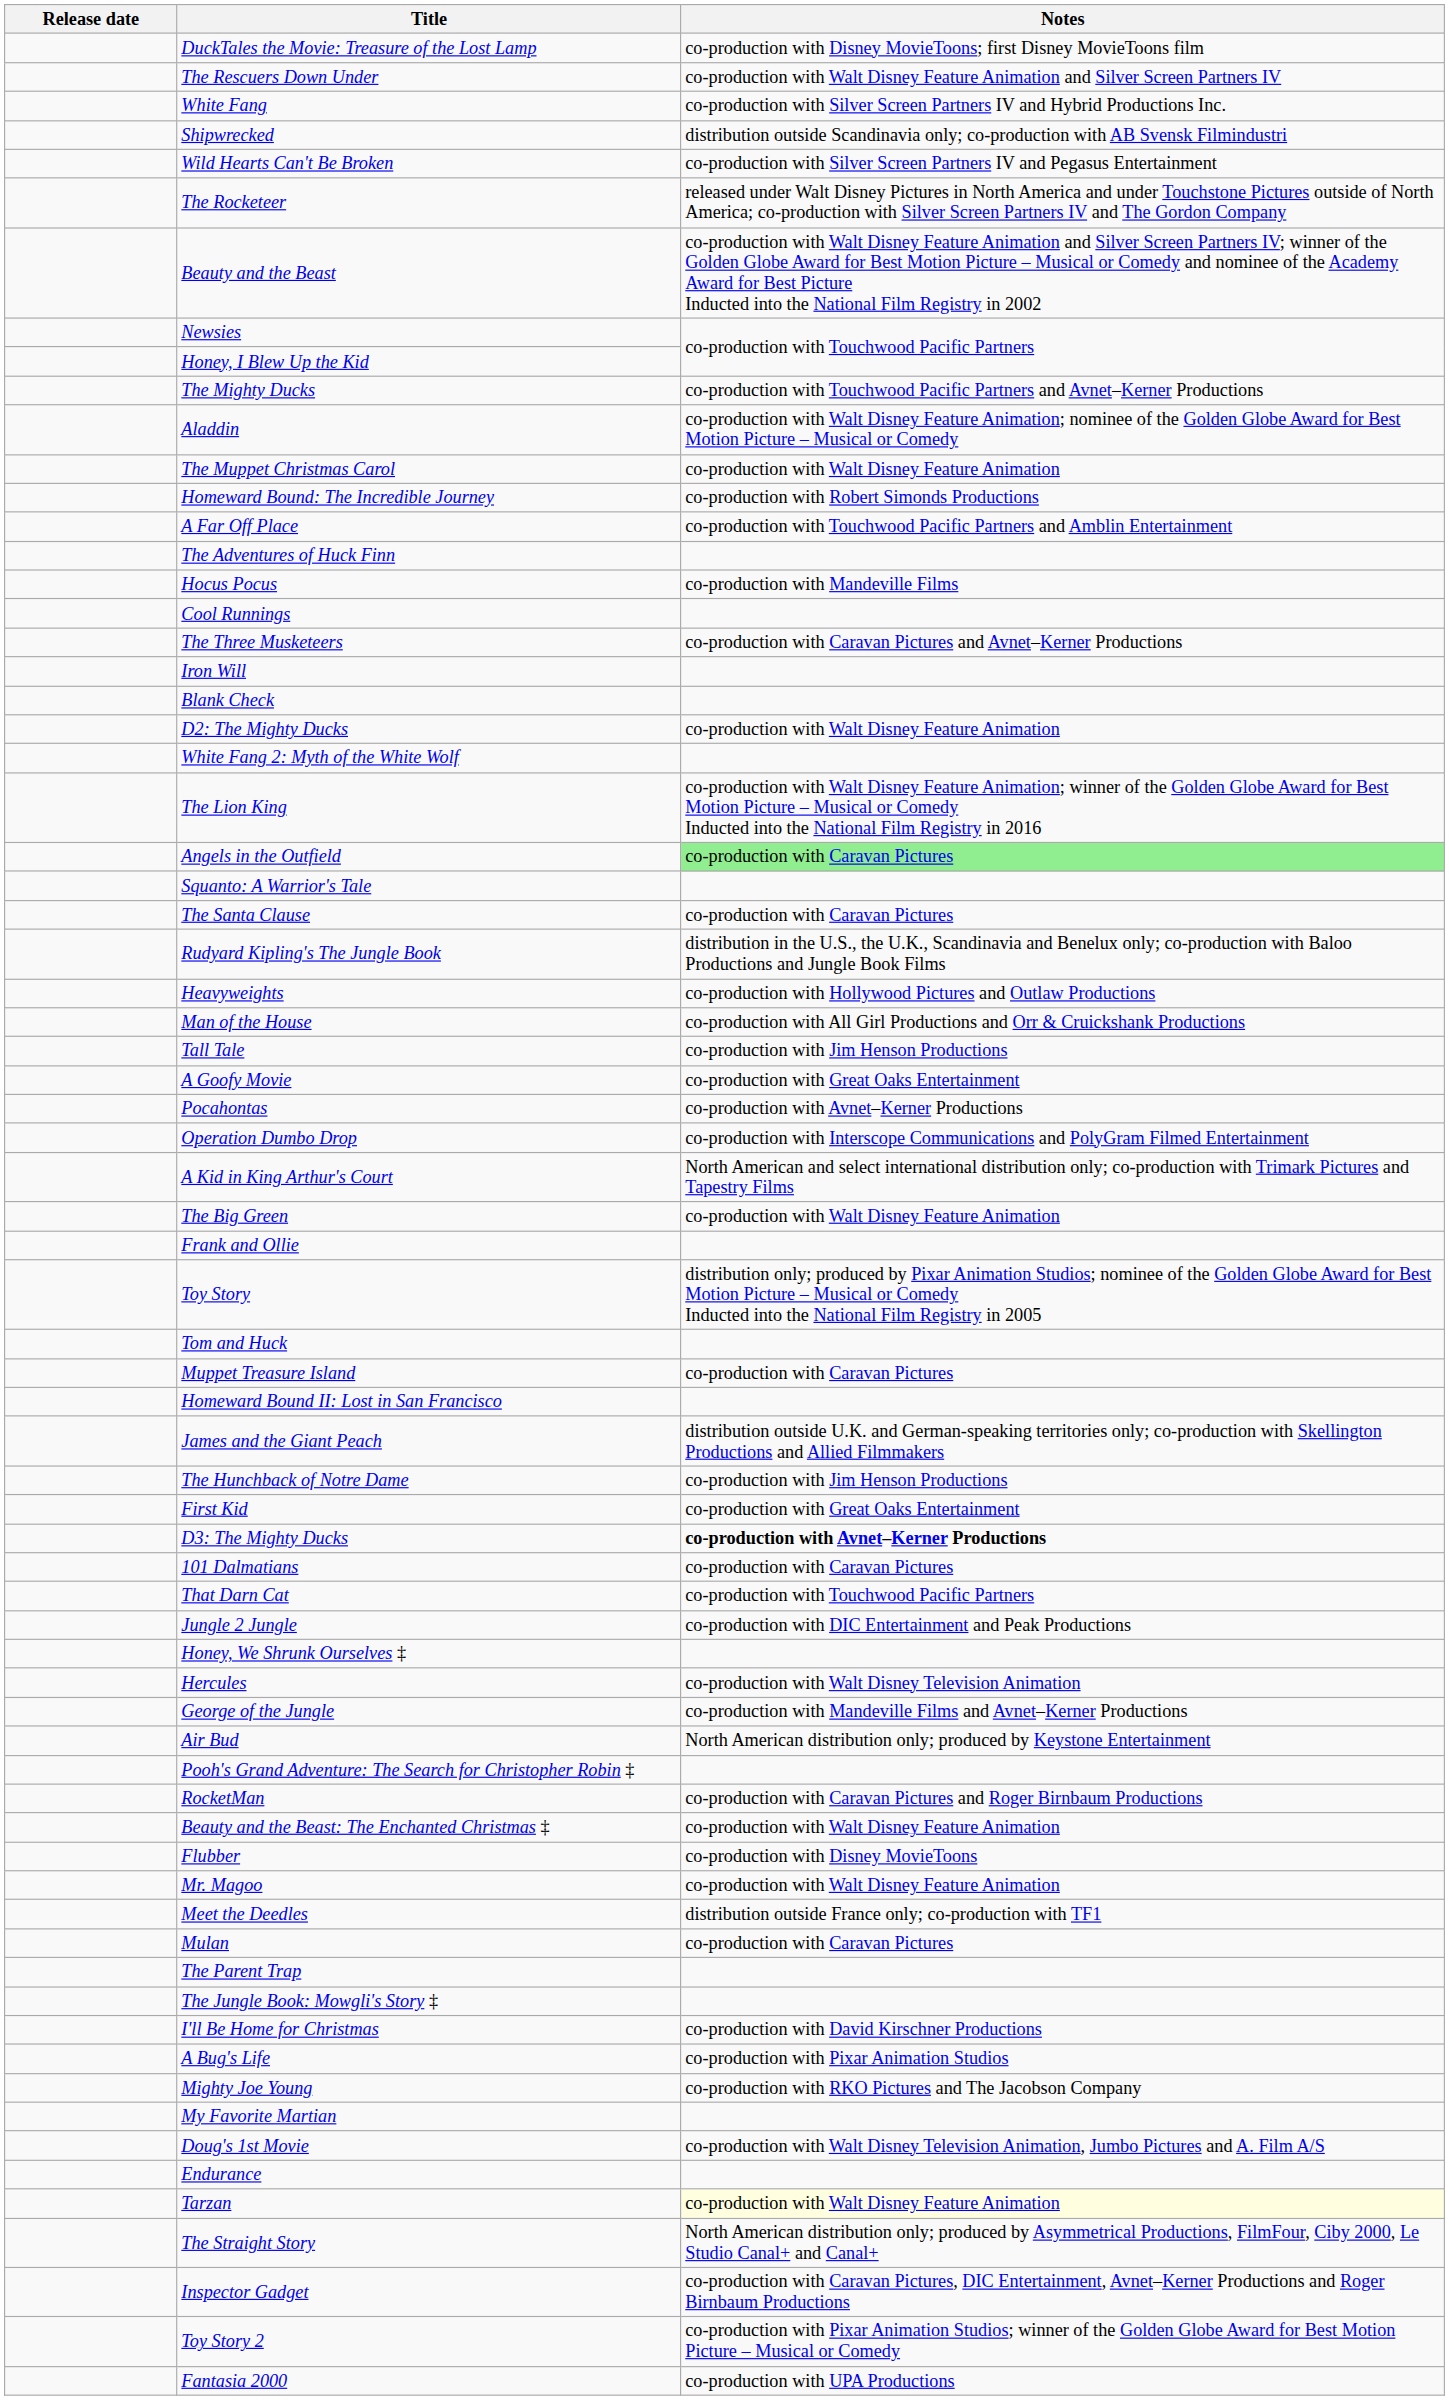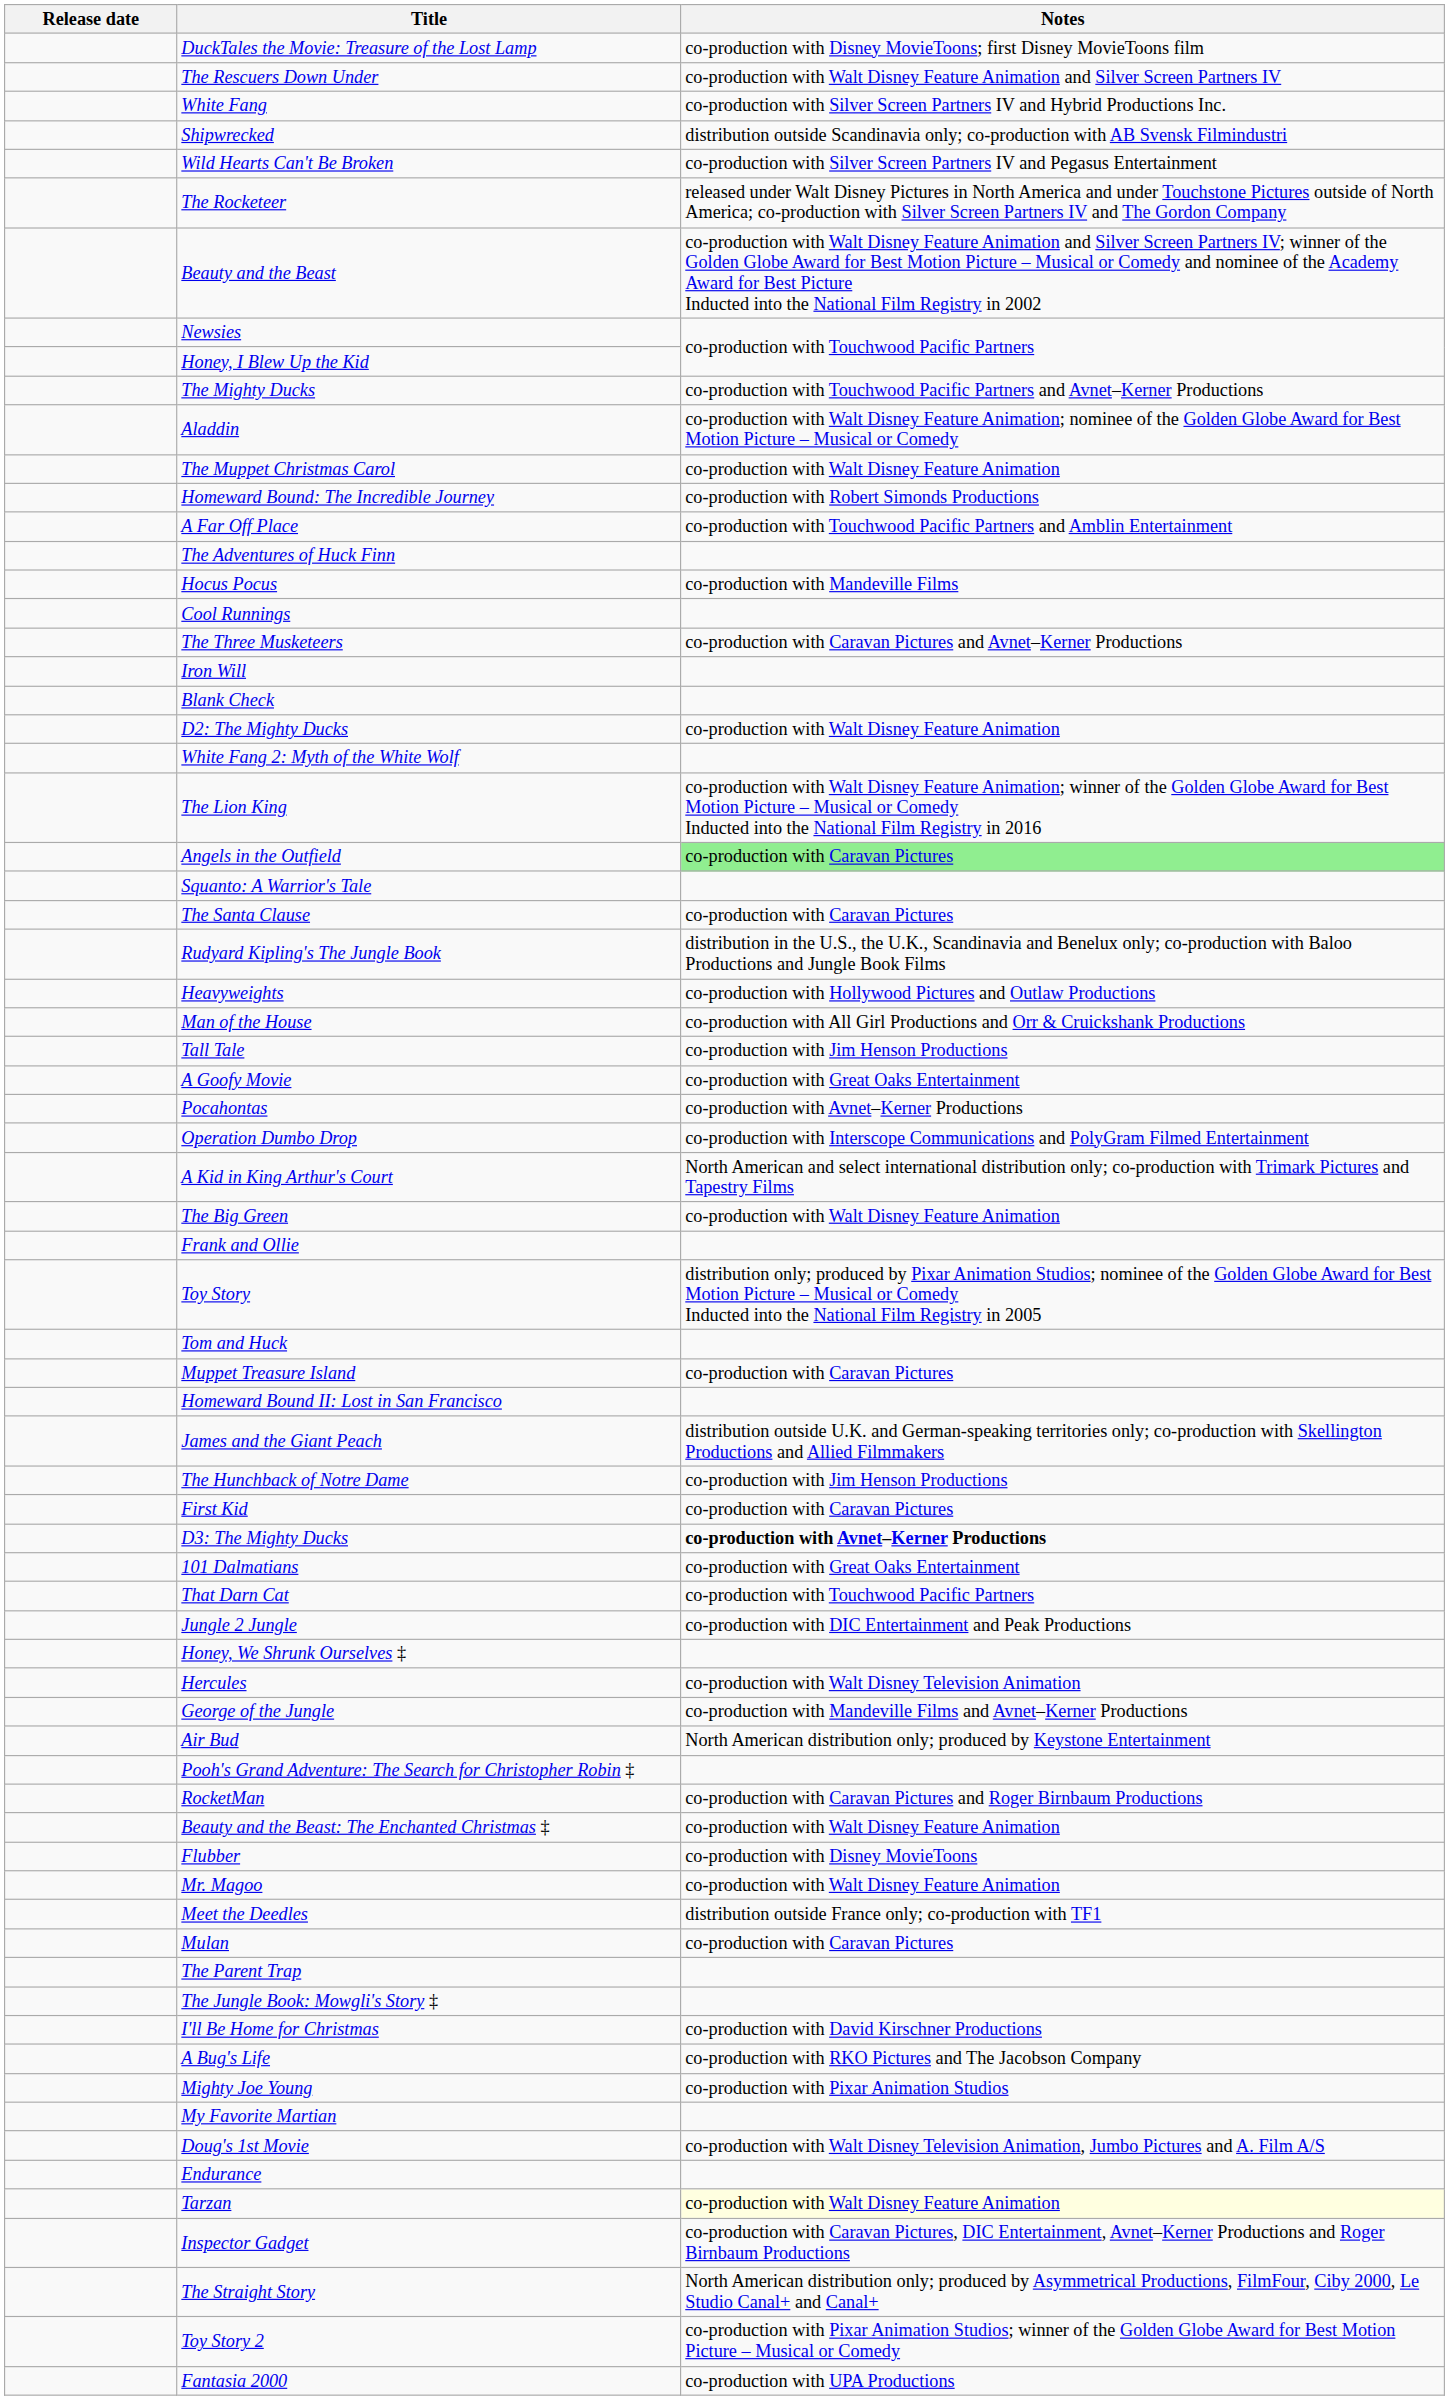(852, 1509) co-production with Great Oaks Entertainment -> (819, 1509) co-production with Caravan Pictures
(819, 1566) co-production with Caravan Pictures -> (852, 1566) co-production with Great Oaks Entertainment
(847, 2058) co-production with Pixar Animation Studios -> (913, 2058) co-production with RKO Pictures and The Jacobson Company
(913, 2087) co-production with RKO Pictures and The Jacobson Company -> (847, 2087) co-production with Pixar Animation Studios
rows swapped: (245, 2291) <-> (248, 2242)
